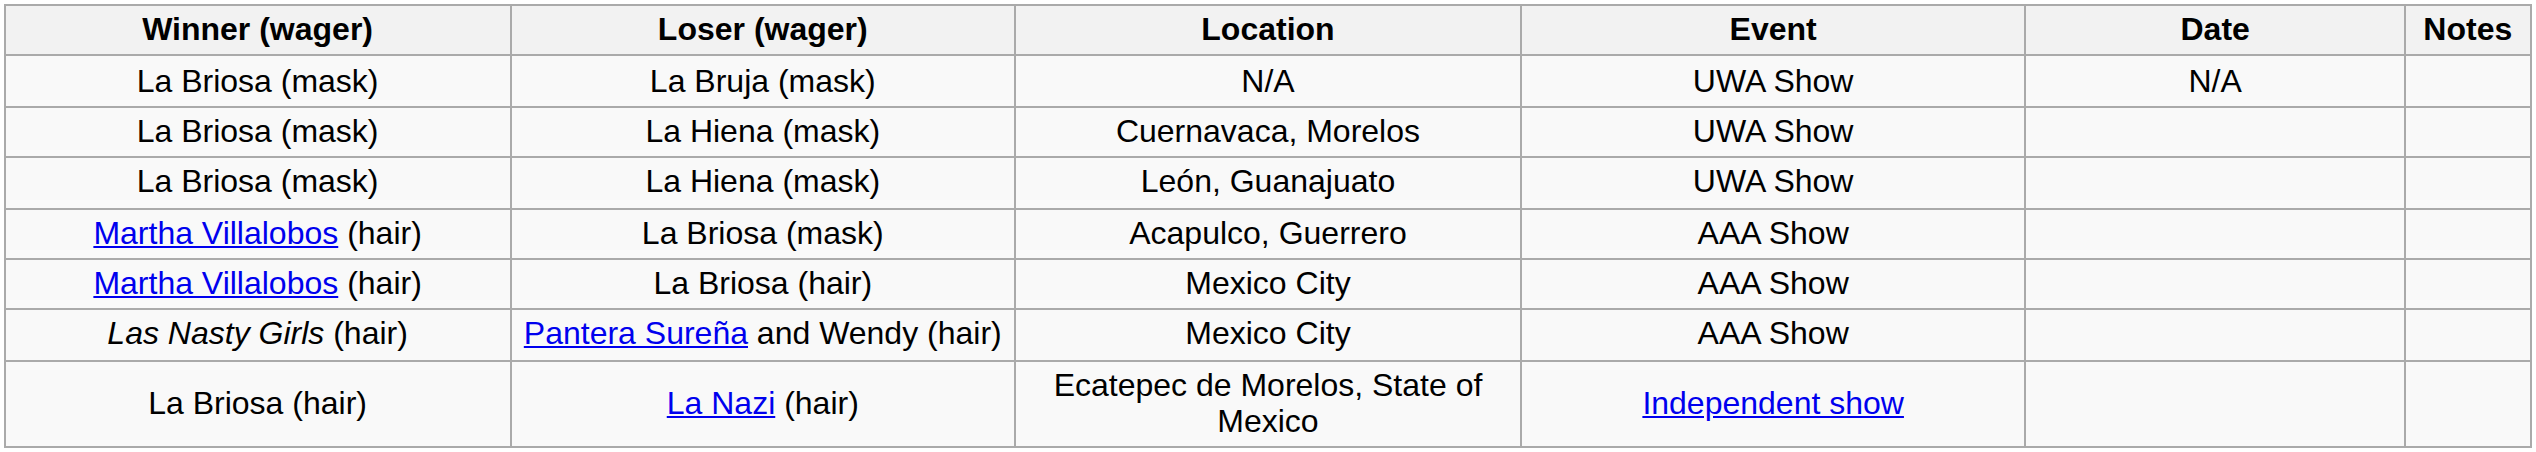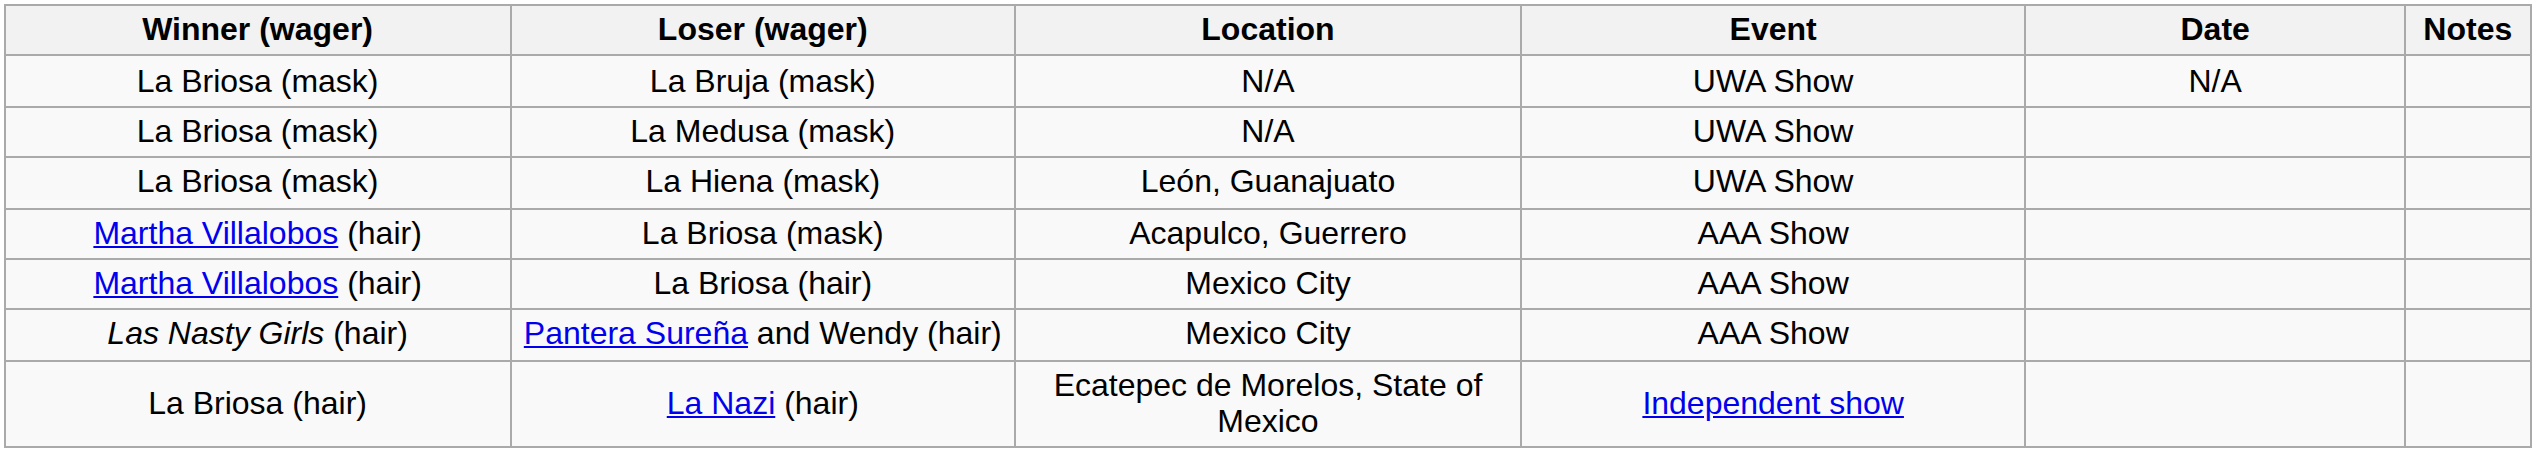+ row: (763, 131)
- row: (763, 131)
